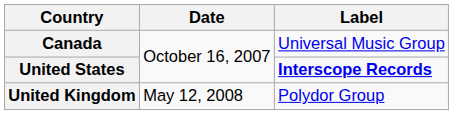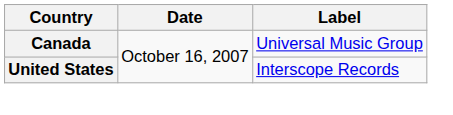(355, 69) bold -> (328, 69) normal
- row: (72, 95)
